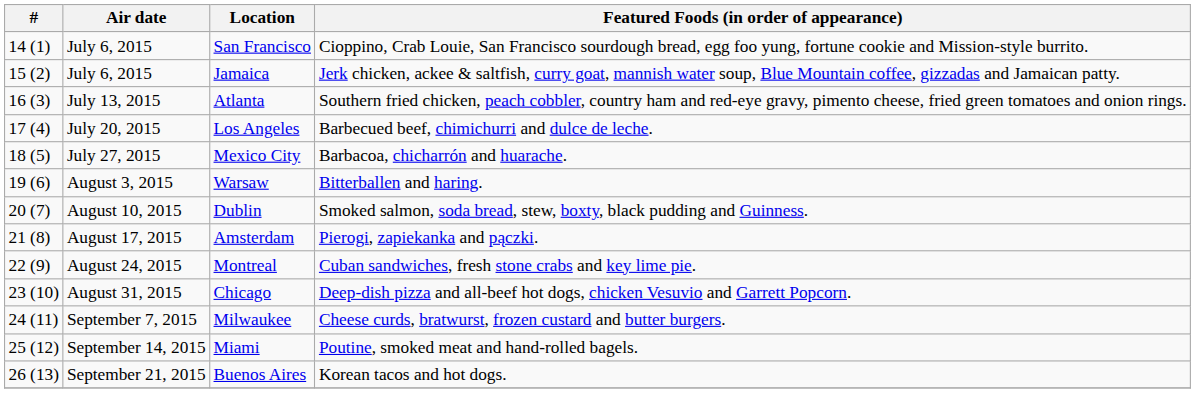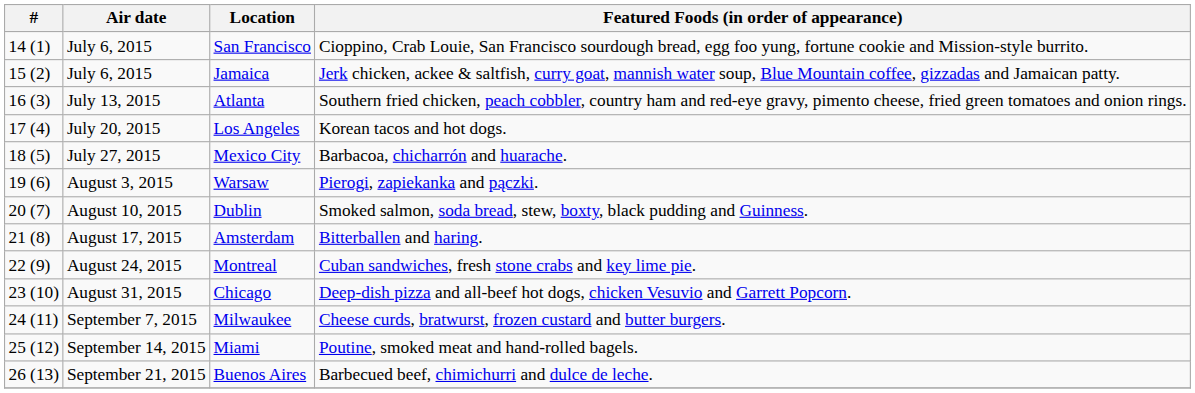(486, 127) Barbecued beef, chimichurri and dulce de leche. -> (413, 127) Korean tacos and hot dogs.
(401, 182) Bitterballen and haring. -> (429, 182) Pierogi, zapiekanka and pączki.
(429, 237) Pierogi, zapiekanka and pączki. -> (401, 237) Bitterballen and haring.
(413, 374) Korean tacos and hot dogs. -> (486, 374) Barbecued beef, chimichurri and dulce de leche.
